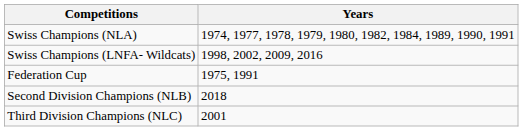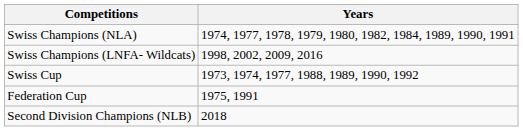+ row: (35, 75)
- row: (95, 116)
